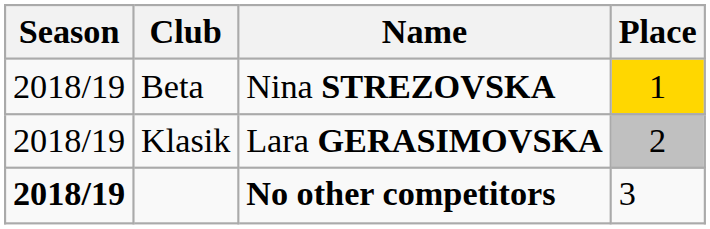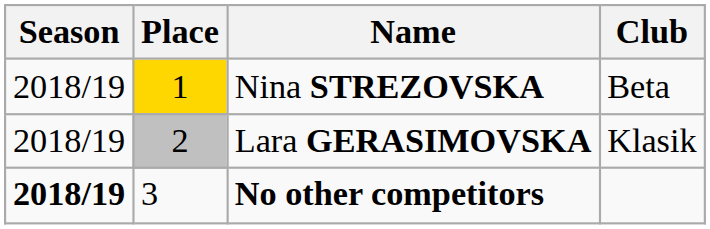columns swapped: (658, 31) <-> (186, 31)
